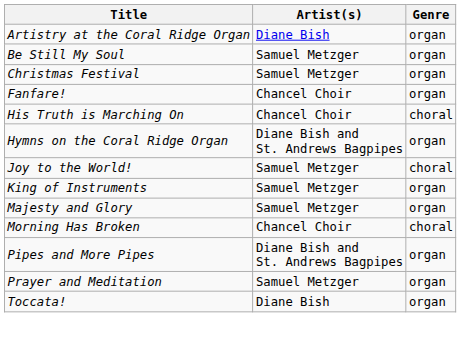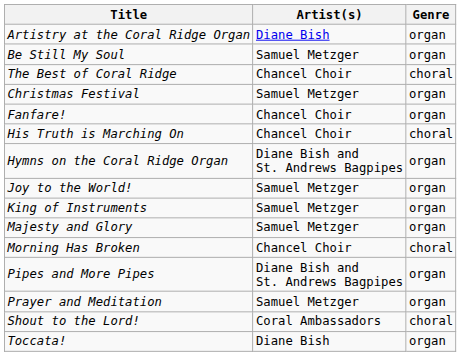+ row: (92, 74)
(431, 168) choral -> (427, 188) organ
+ row: (74, 321)
